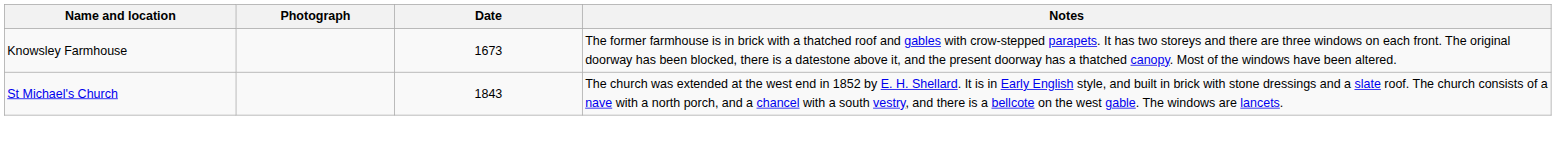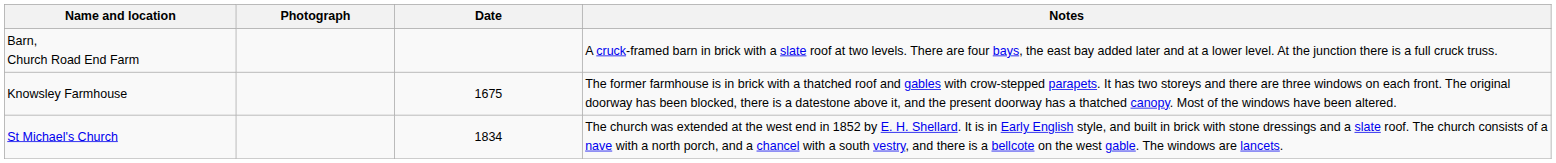+ row: (73, 50)
(488, 50) 1673 -> (488, 93) 1675
(488, 93) 1843 -> (488, 136) 1834
